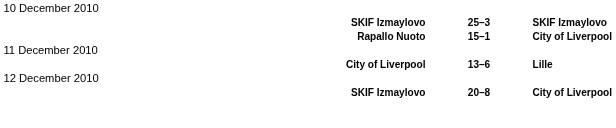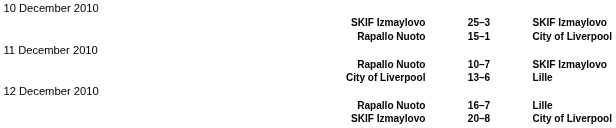+ row: (391, 64)
+ row: (391, 105)
